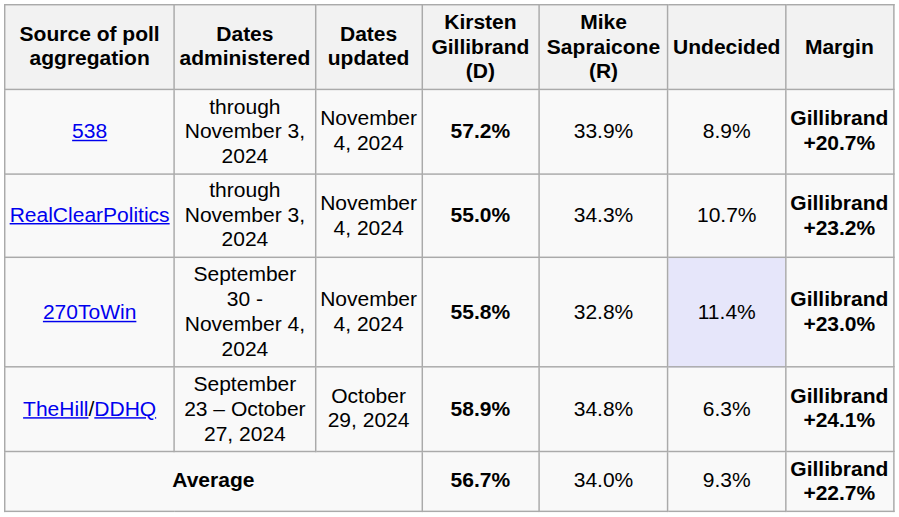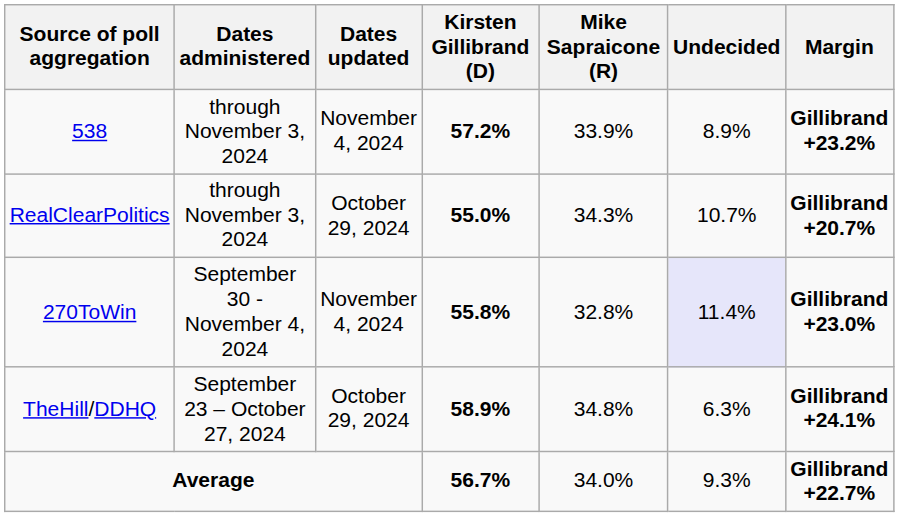(839, 131) Gillibrand +20.7% -> (839, 131) Gillibrand +23.2%
(369, 215) November 4, 2024 -> (369, 215) October 29, 2024
(839, 215) Gillibrand +23.2% -> (839, 215) Gillibrand +20.7%
